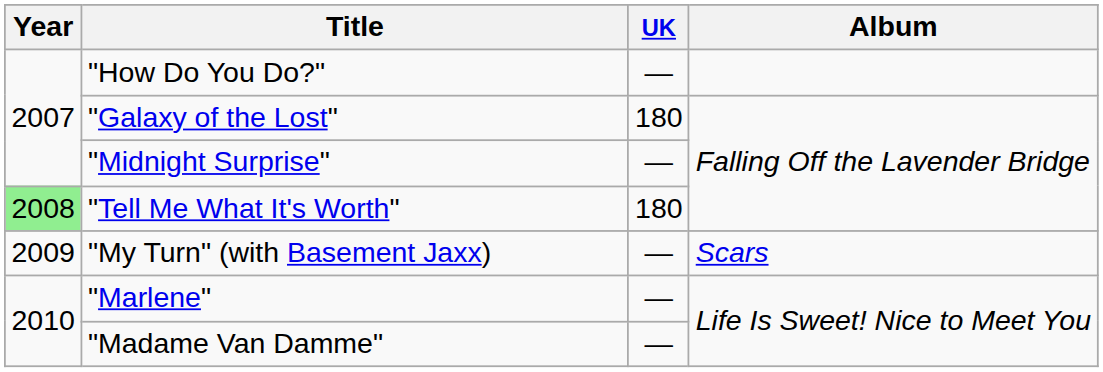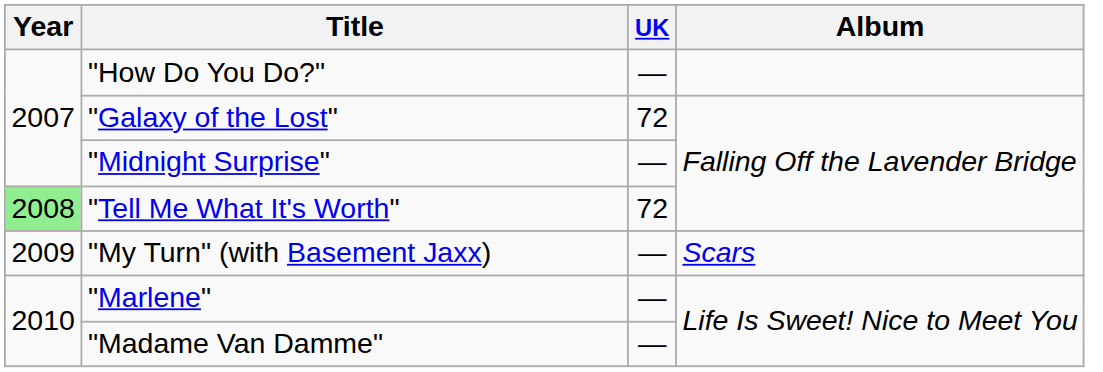(659, 117) 180 -> (652, 117) 72
(659, 207) 180 -> (652, 207) 72
